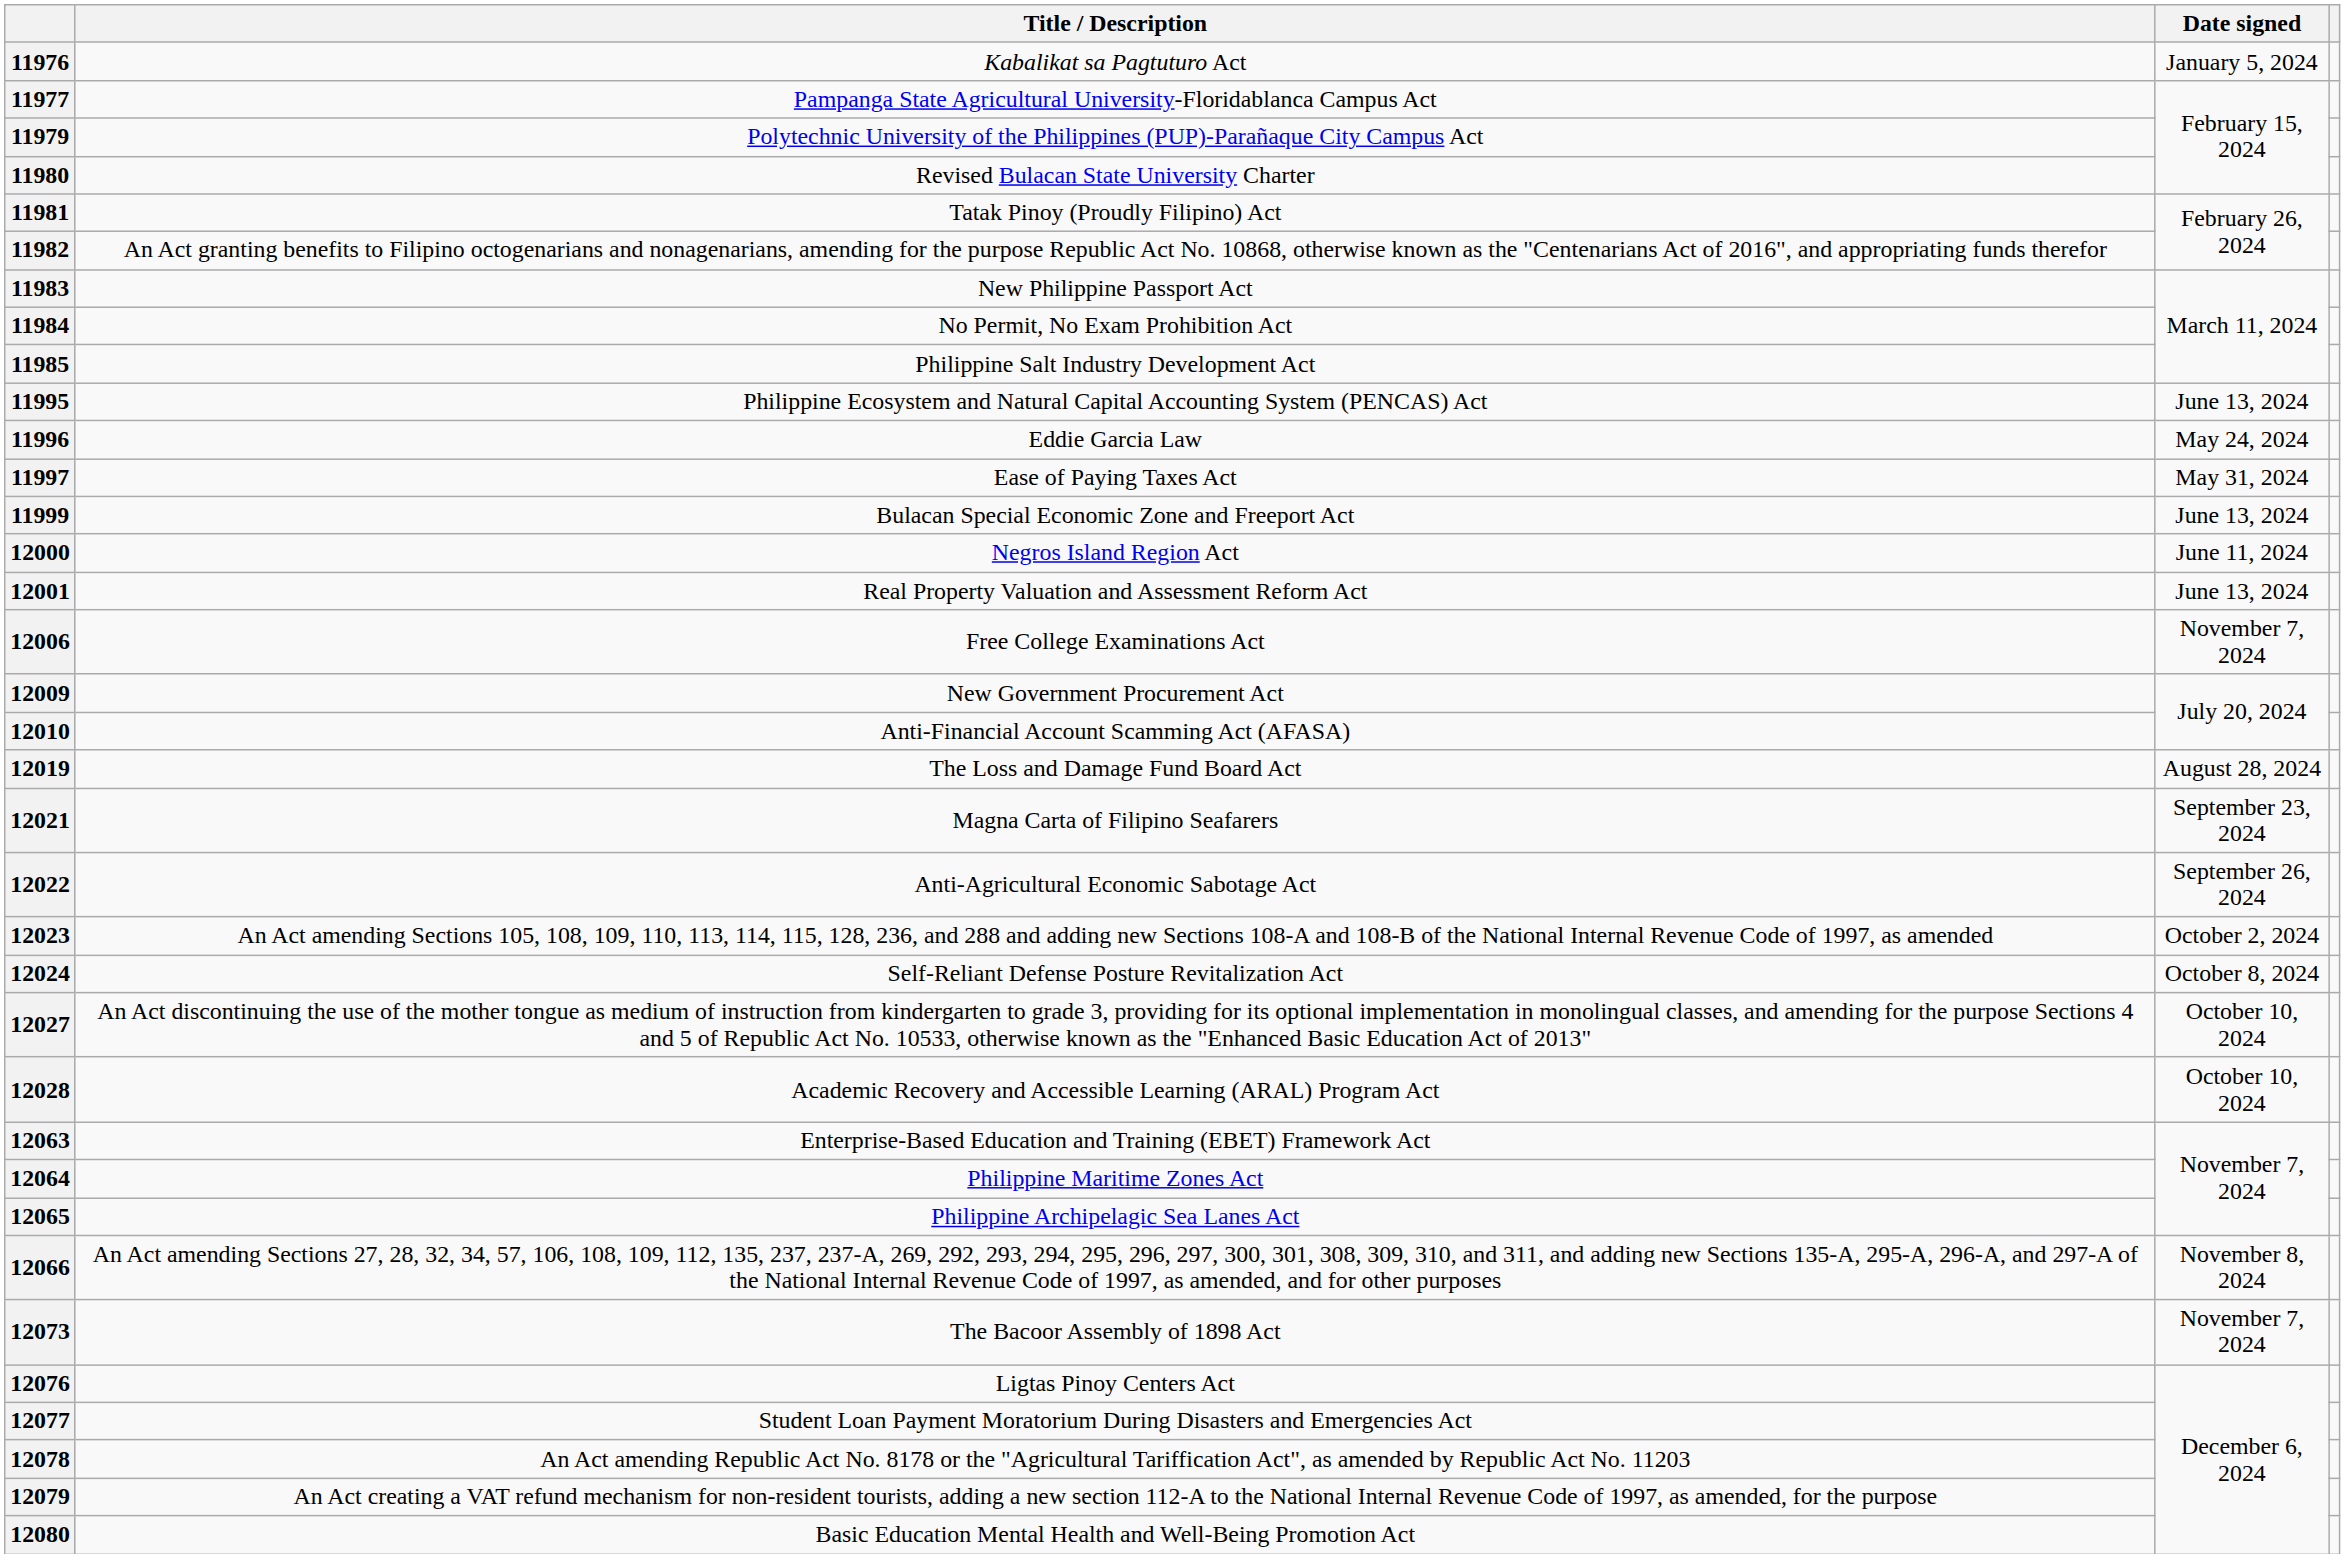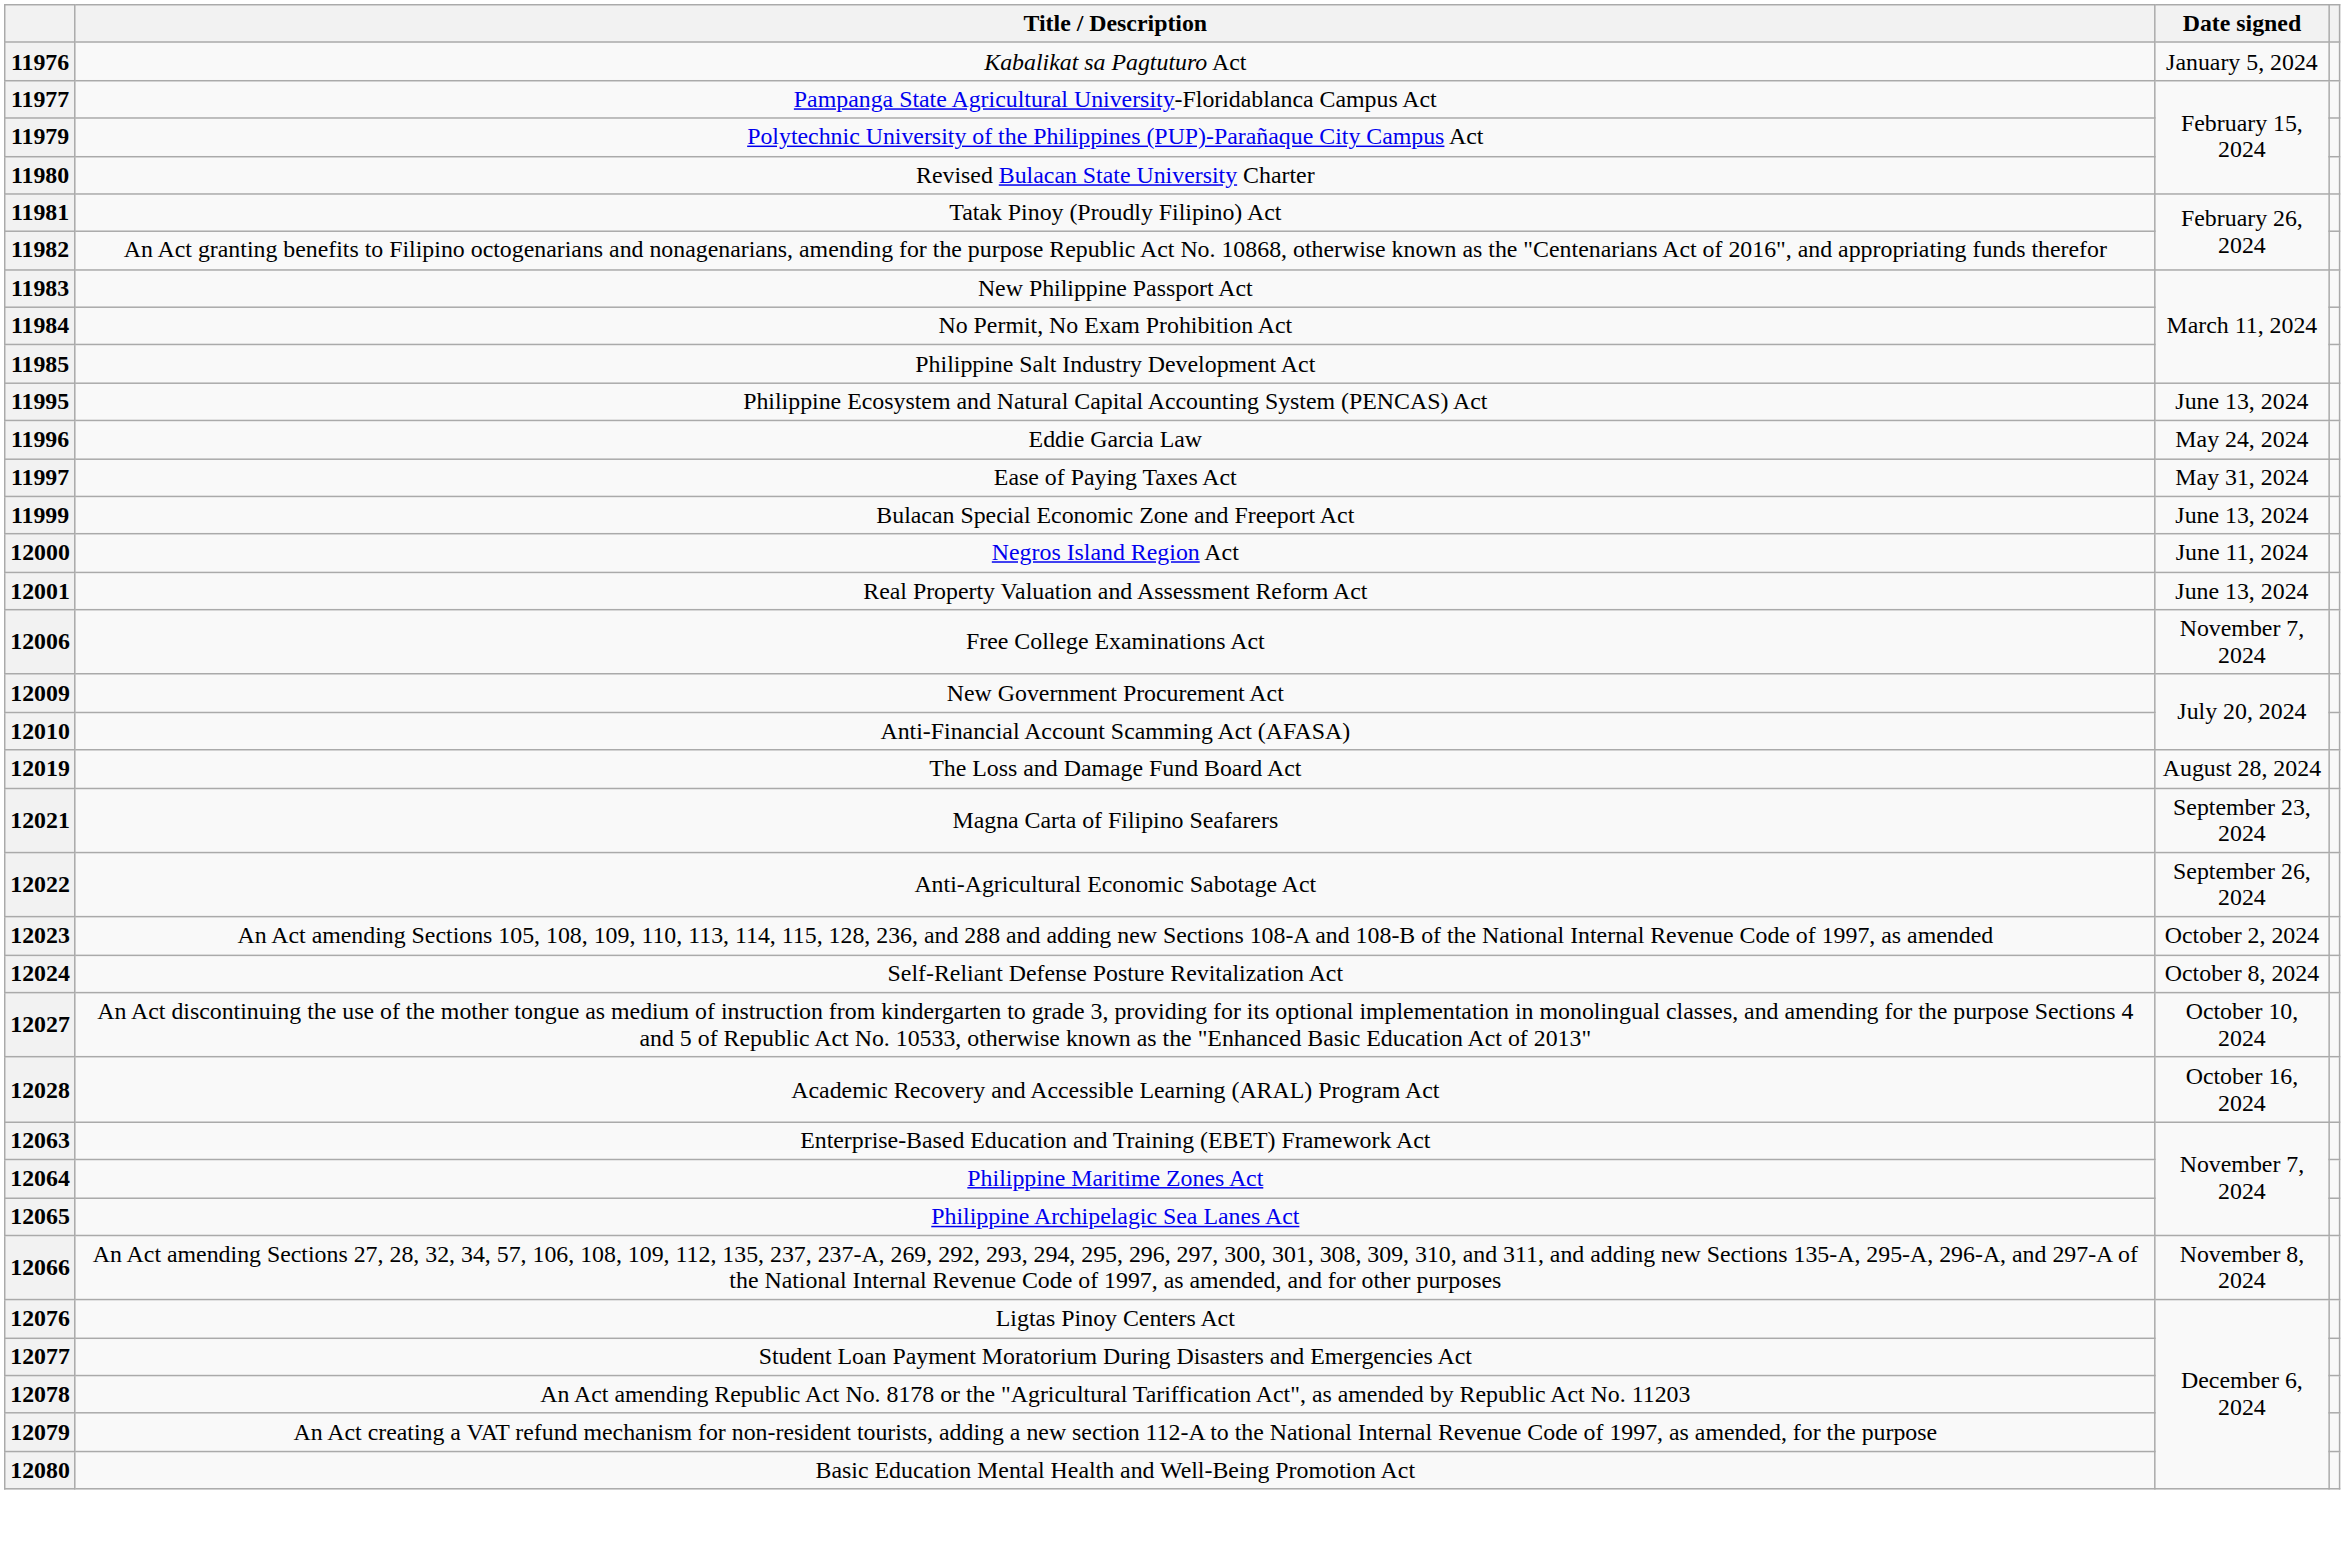(2242, 1089) October 10, 2024 -> (2242, 1089) October 16, 2024
- row: (40, 1331)
